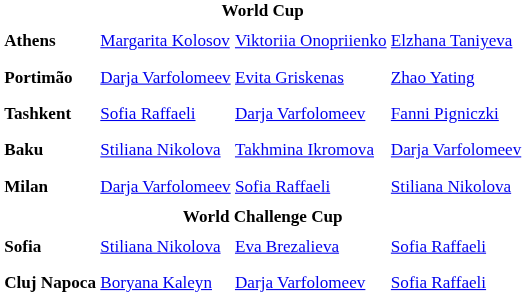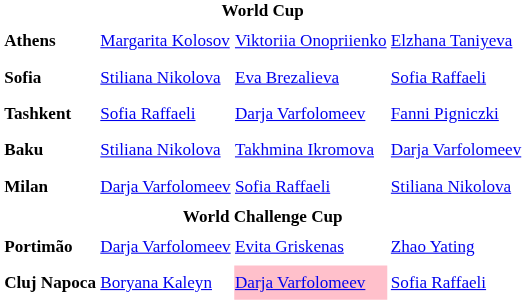rows swapped: (23, 246) <-> (38, 77)
(300, 282) no background -> (300, 282) pink background
